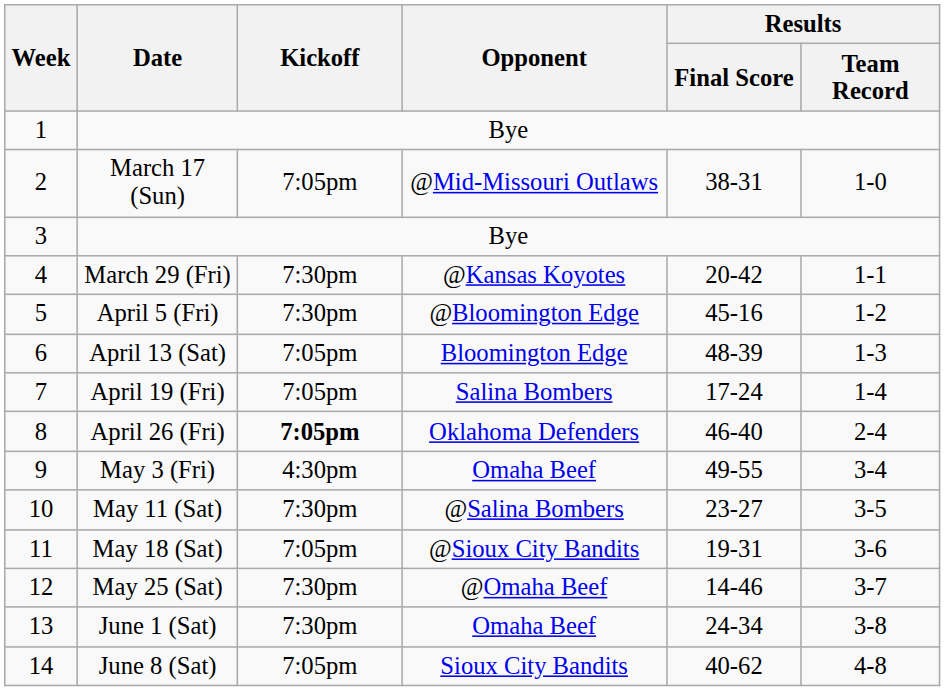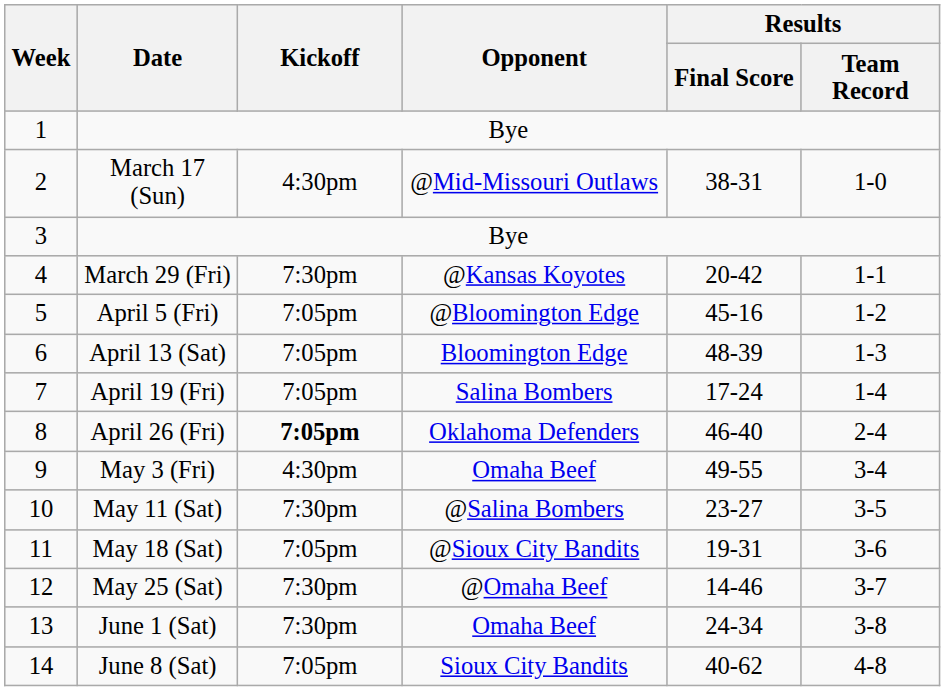(320, 182) 7:05pm -> (320, 182) 4:30pm
(320, 313) 7:30pm -> (320, 313) 7:05pm
